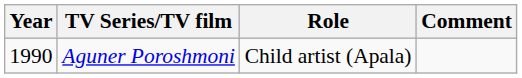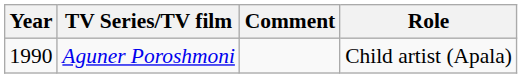columns swapped: (328, 21) <-> (467, 21)
